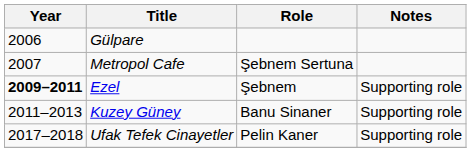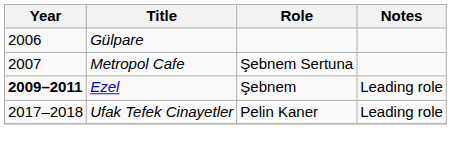(411, 87) Supporting role -> (402, 87) Leading role
- row: (135, 111)
(411, 135) Supporting role -> (402, 111) Leading role
